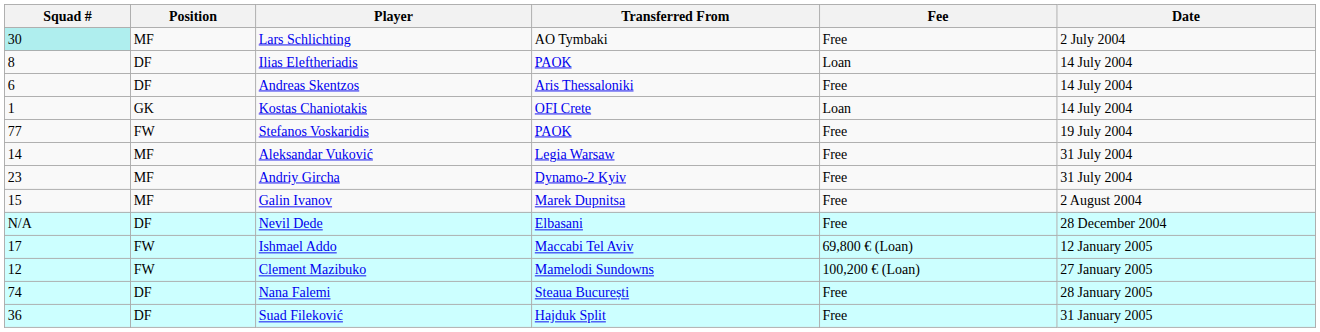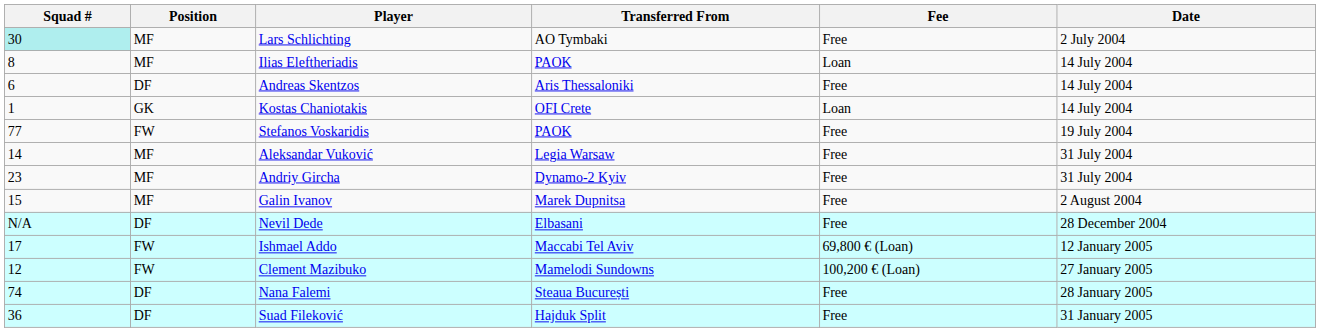(143, 62) DF -> (144, 62) MF
